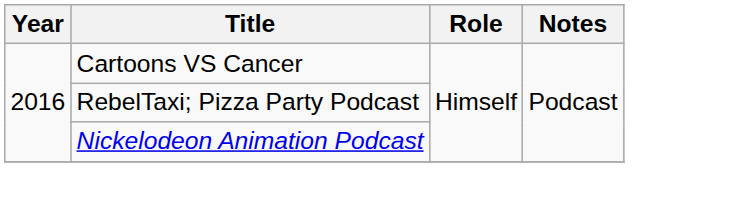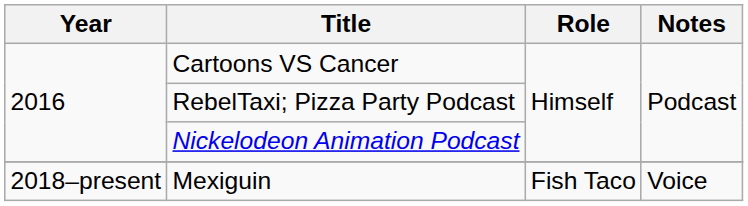+ row: (222, 180)
